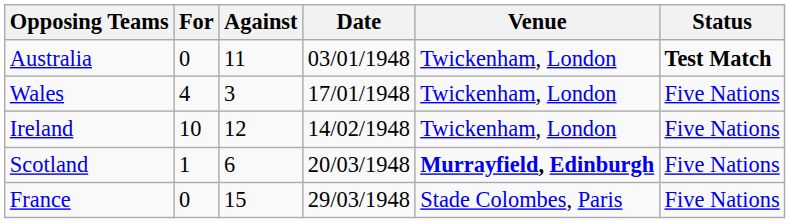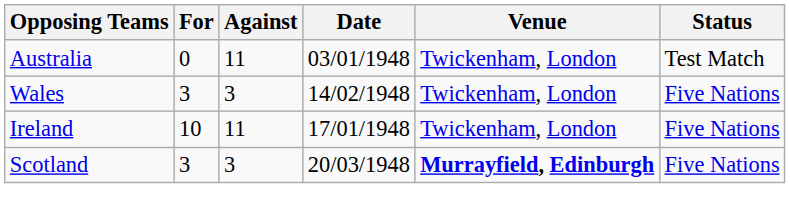(718, 57) bold -> (714, 57) normal
(185, 93) 4 -> (185, 93) 3
(359, 93) 17/01/1948 -> (359, 93) 14/02/1948
(235, 128) 12 -> (235, 128) 11
(359, 128) 14/02/1948 -> (359, 128) 17/01/1948
(185, 164) 1 -> (185, 164) 3
(230, 164) 6 -> (230, 164) 3
- row: (40, 199)
